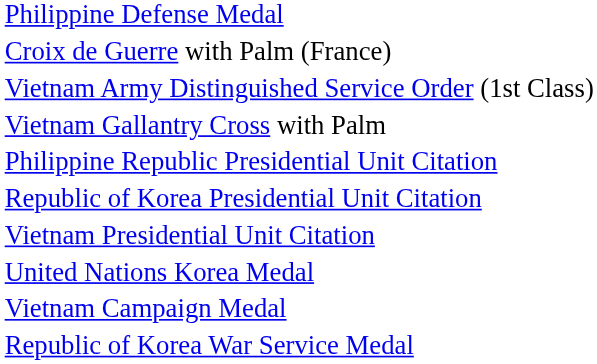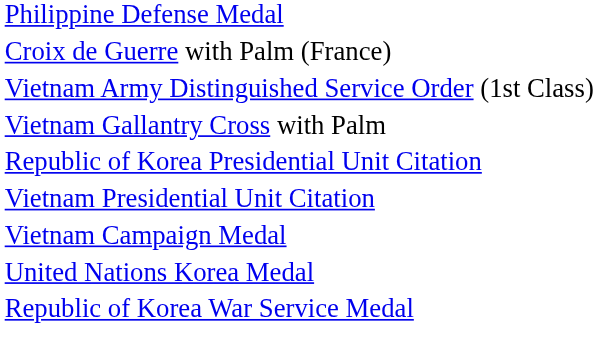- row: (251, 161)
rows swapped: (159, 271) <-> (146, 308)
